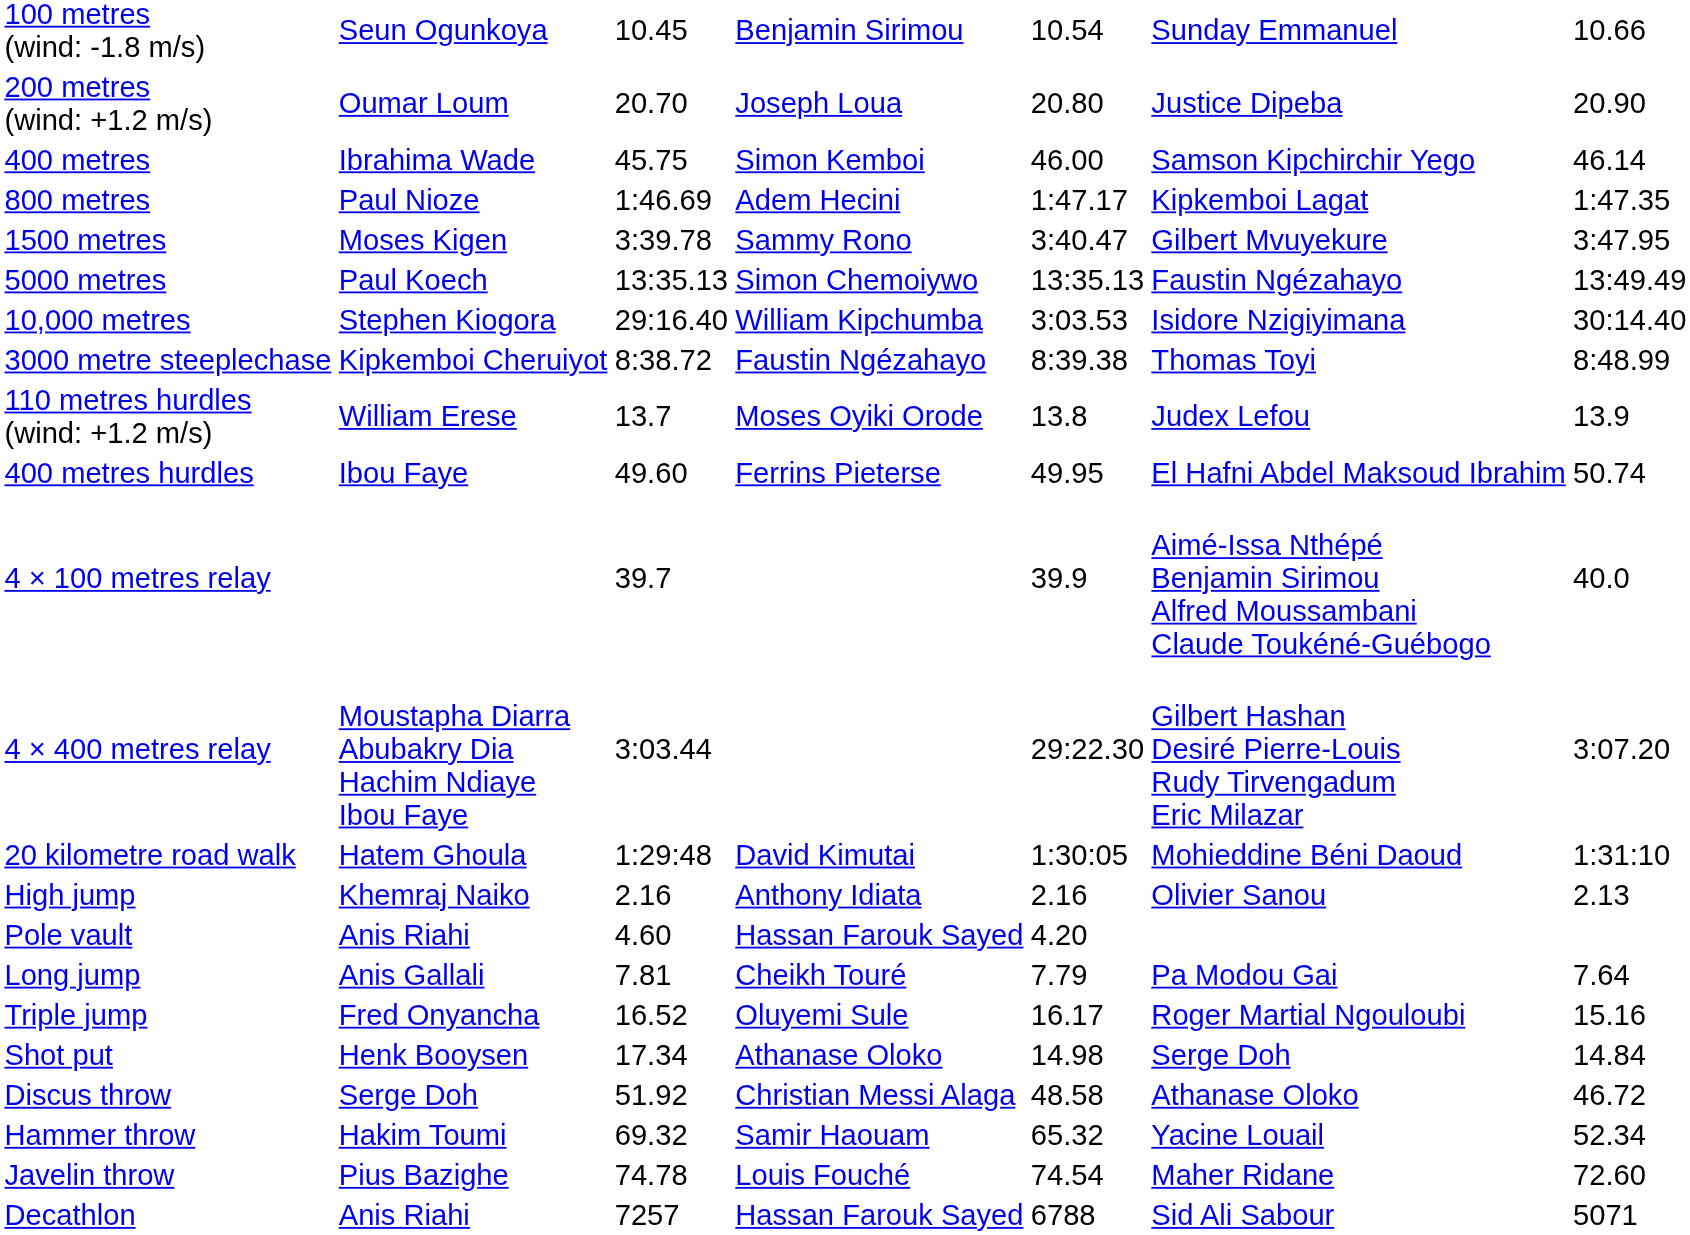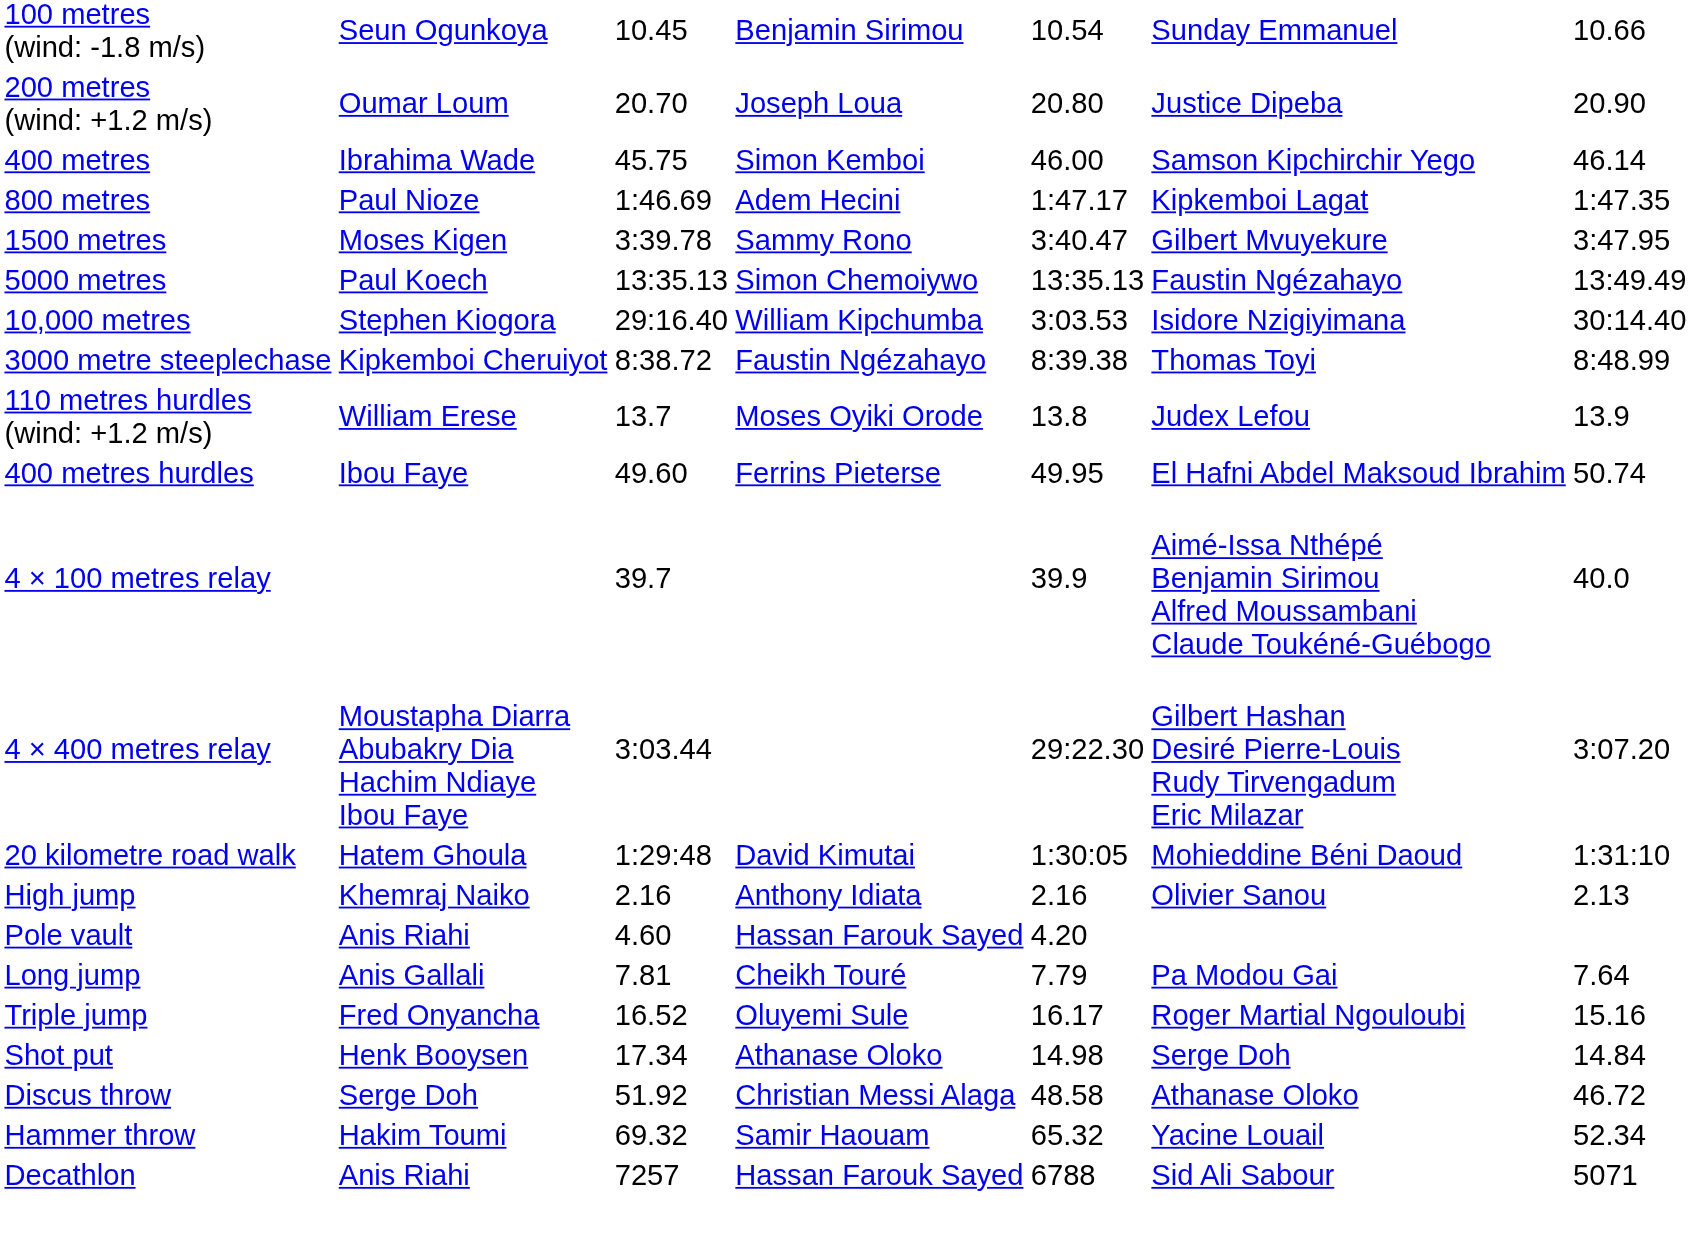- row: (89, 1175)
